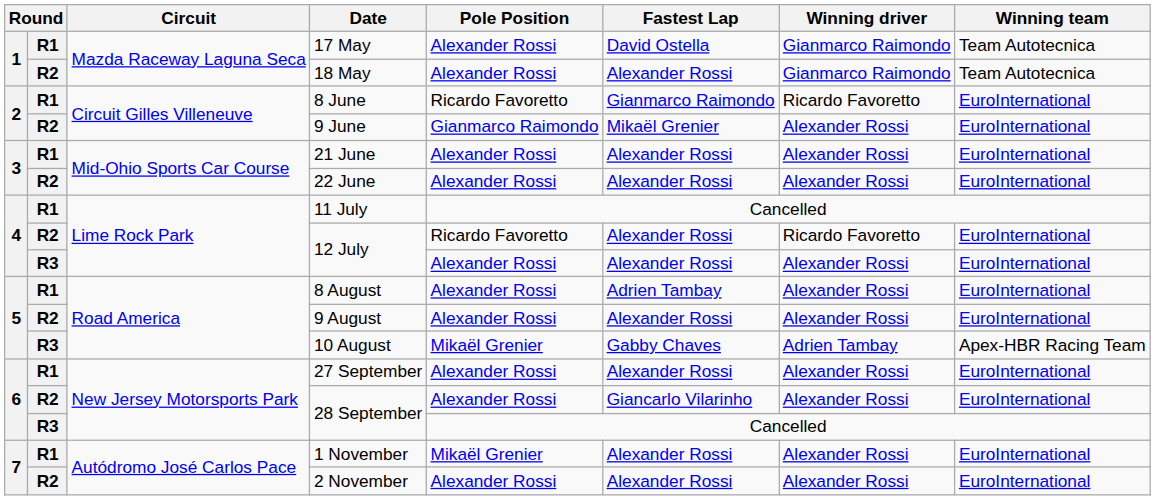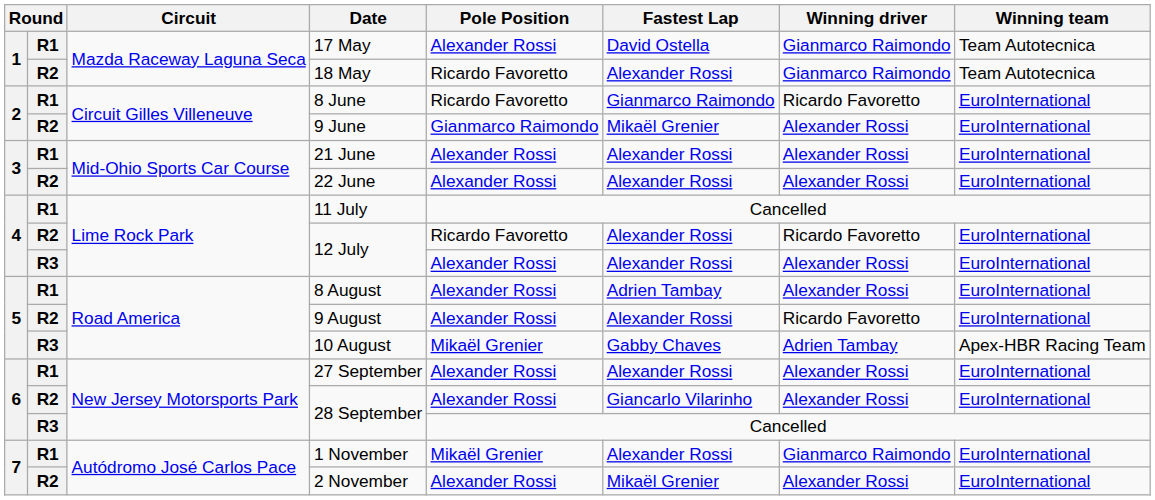(493, 72) Alexander Rossi -> (499, 72) Ricardo Favoretto
(846, 317) Alexander Rossi -> (851, 317) Ricardo Favoretto
(846, 453) Alexander Rossi -> (867, 453) Gianmarco Raimondo
(670, 481) Alexander Rossi -> (663, 481) Mikaël Grenier
